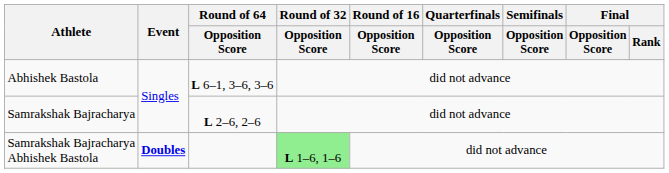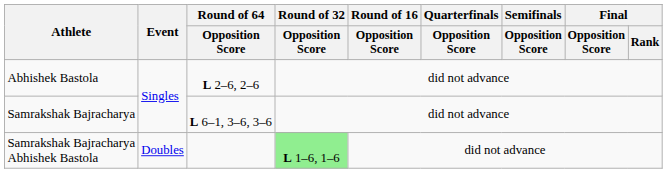(232, 85) L 6–1, 3–6, 3–6 -> (231, 85) L 2–6, 2–6
(232, 122) L 2–6, 2–6 -> (231, 122) L 6–1, 3–6, 3–6
(163, 150) bold -> (162, 150) normal
